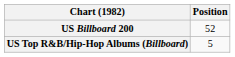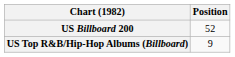(210, 44) 5 -> (210, 44) 9
